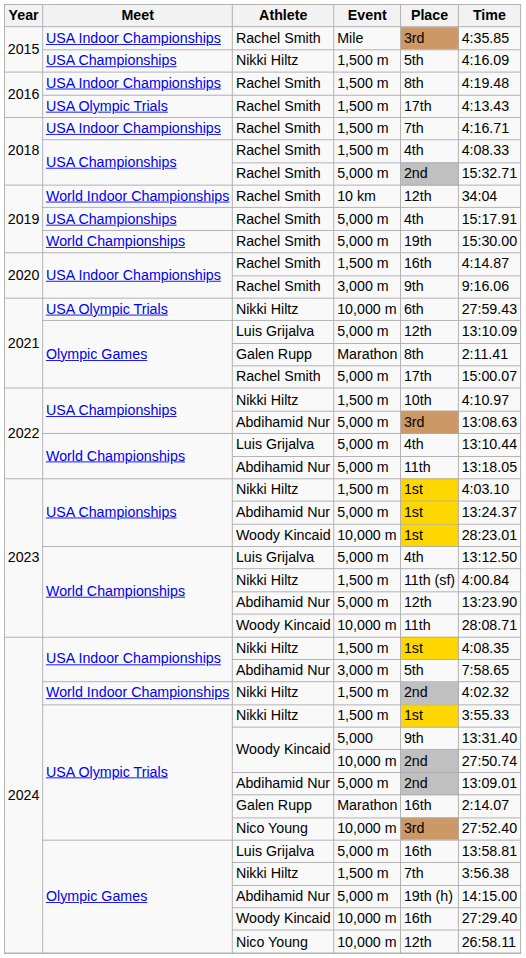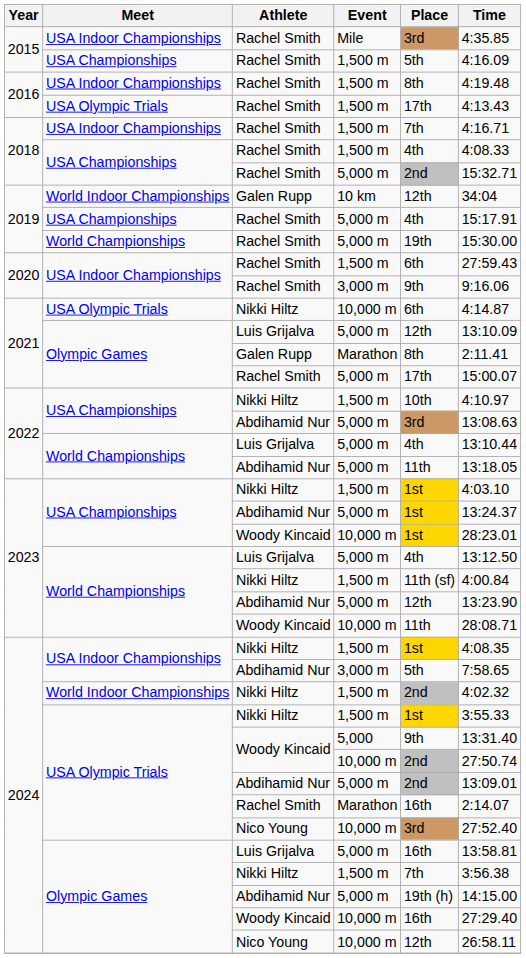(267, 60) Nikki Hiltz -> (278, 60) Rachel Smith
(278, 196) Rachel Smith -> (274, 196) Galen Rupp
(418, 264) 16th -> (414, 264) 6th
(485, 264) 4:14.87 -> (489, 264) 27:59.43
(489, 309) 27:59.43 -> (485, 309) 4:14.87
(274, 806) Galen Rupp -> (278, 806) Rachel Smith
